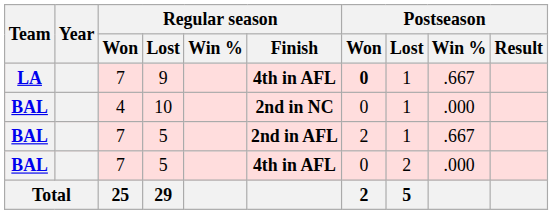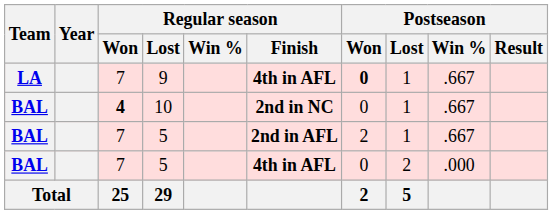(120, 107) normal -> (120, 107) bold
(459, 107) .000 -> (459, 107) .667
